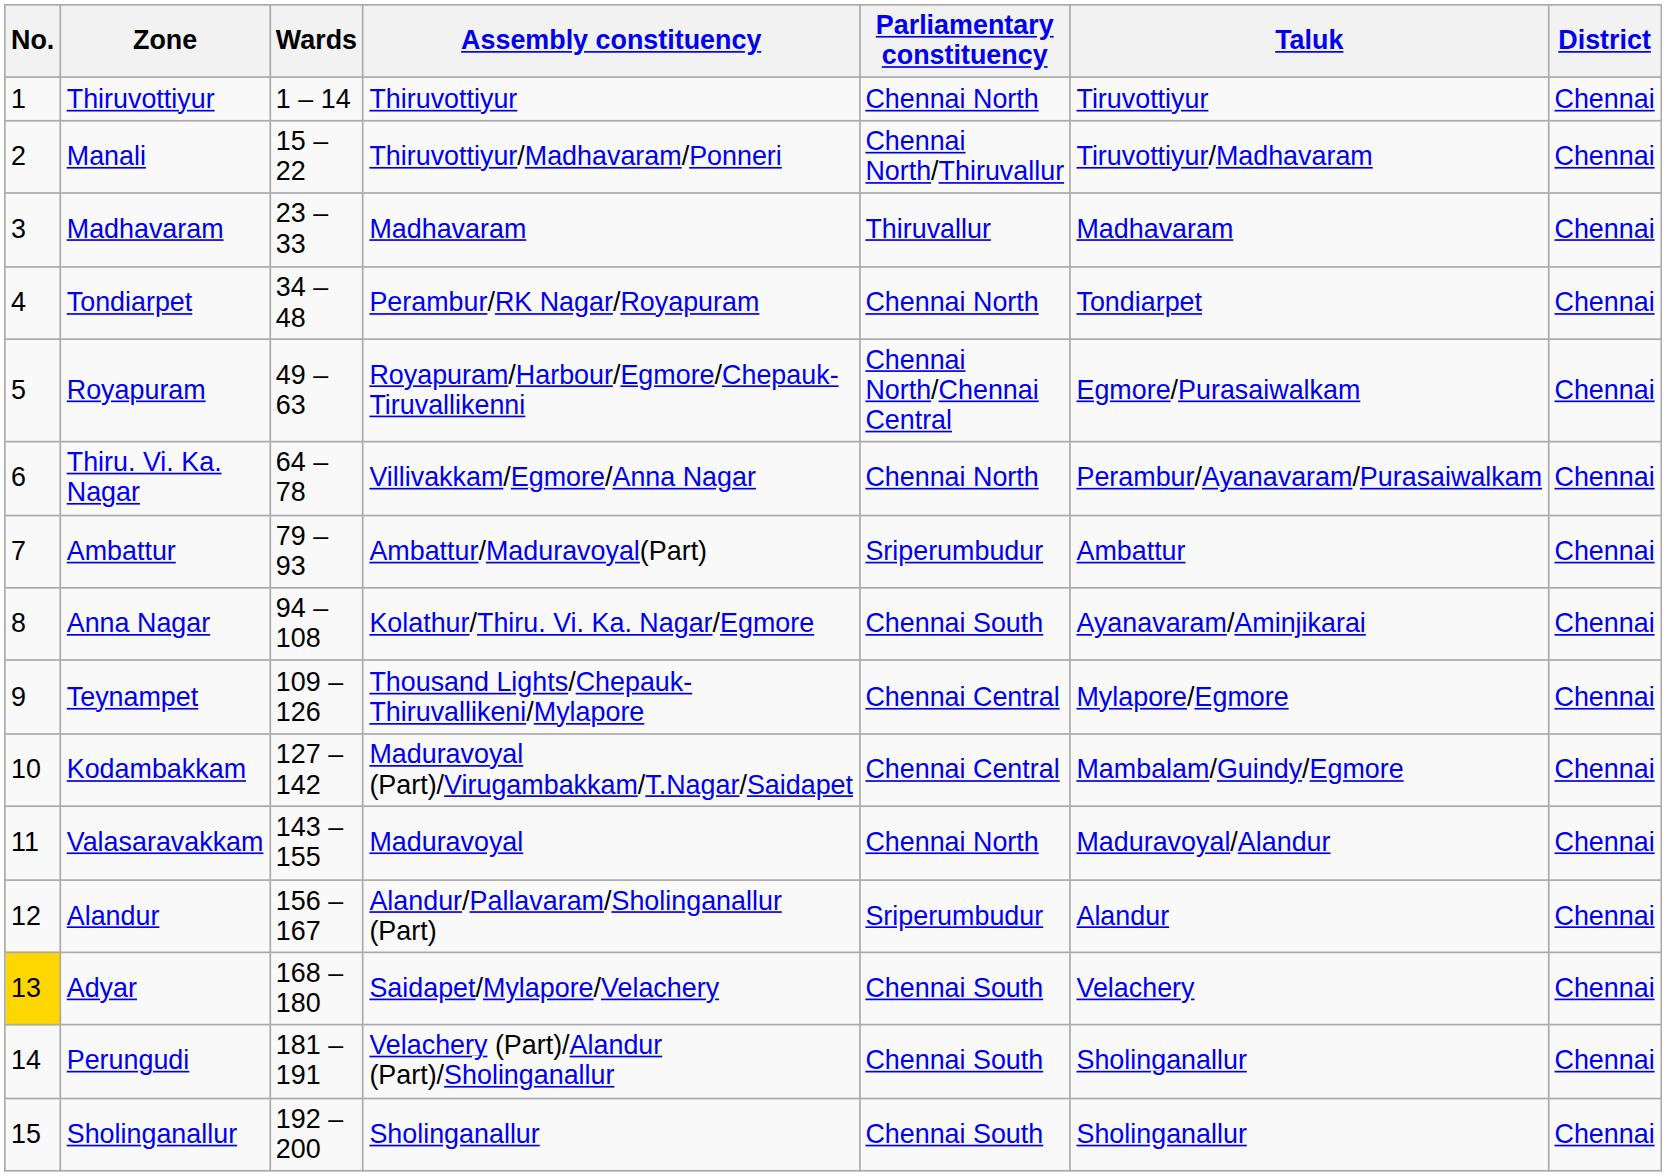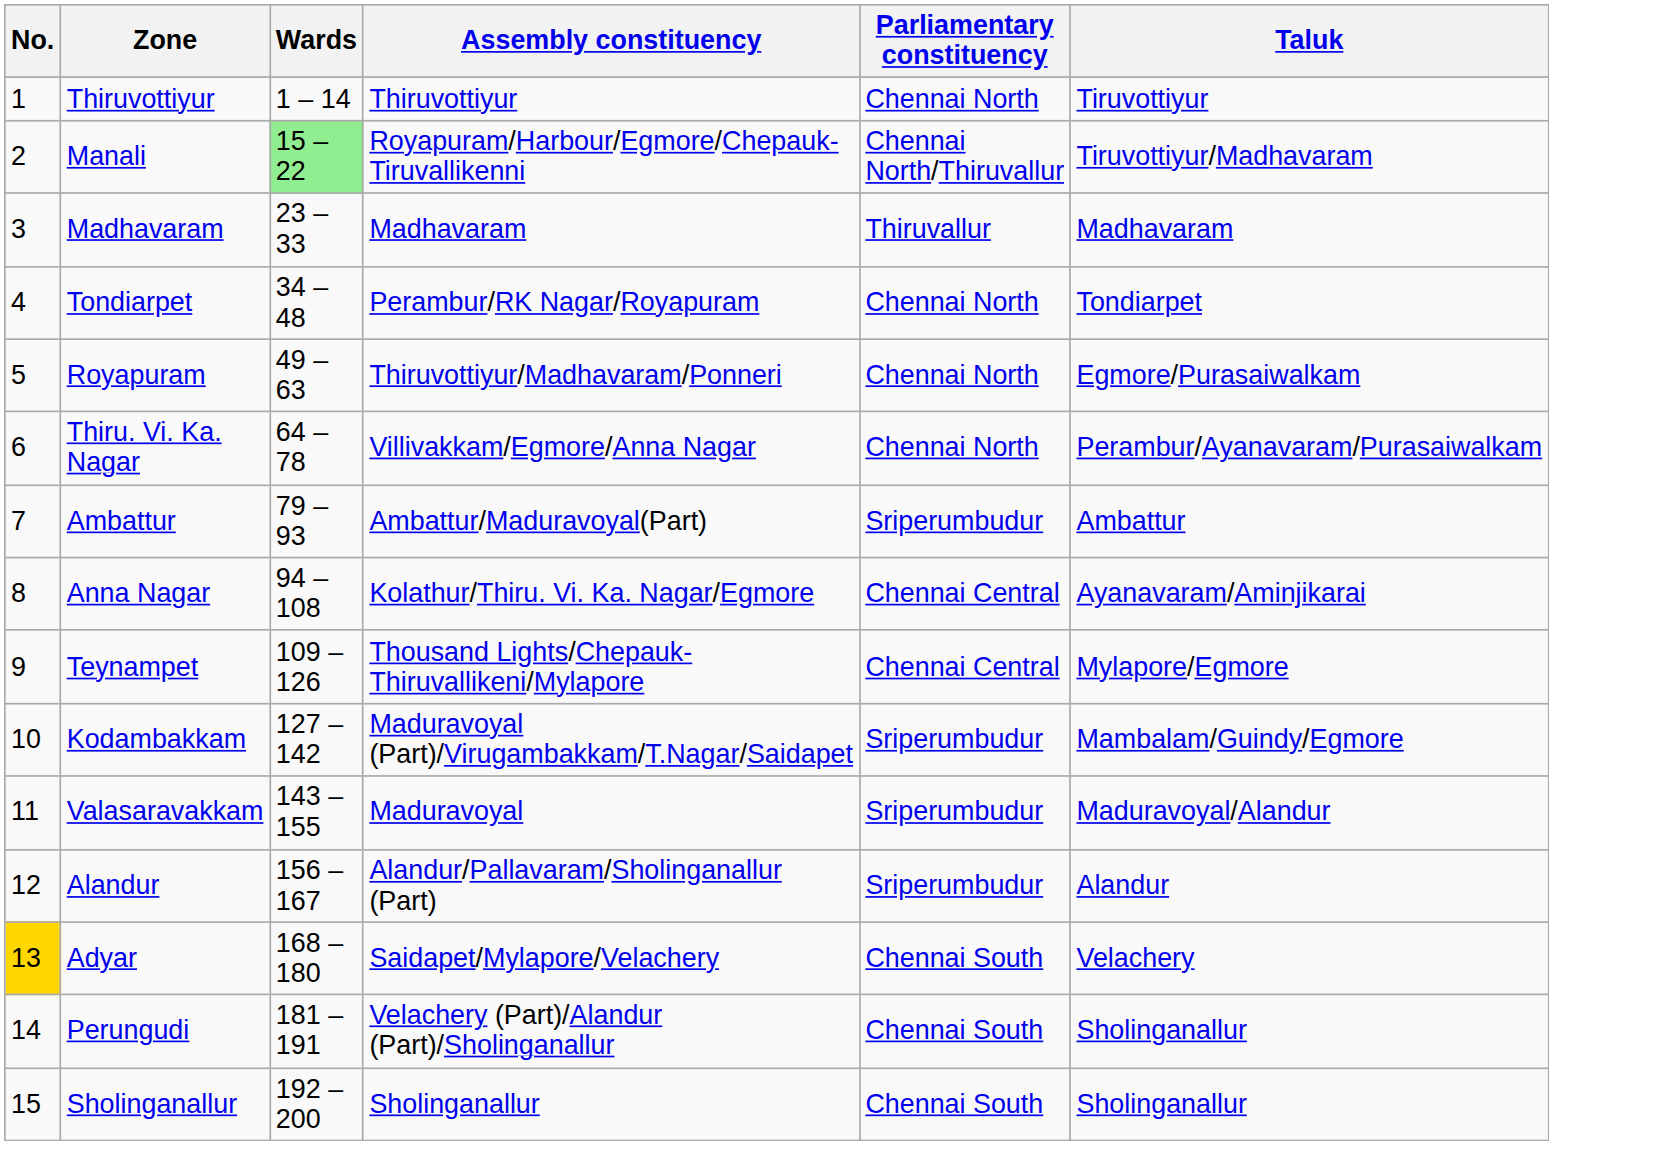- column: (1605, 40)
(302, 156) no background -> (302, 156) lightgreen background
(576, 156) Thiruvottiyur/Madhavaram/Ponneri -> (604, 156) Royapuram/Harbour/Egmore/Chepauk-Tiruvallikenni
(604, 390) Royapuram/Harbour/Egmore/Chepauk-Tiruvallikenni -> (576, 375) Thiruvottiyur/Madhavaram/Ponneri
(952, 390) Chennai North/Chennai Central -> (952, 375) Chennai North
(954, 623) Chennai South -> (963, 593) Chennai Central
(963, 769) Chennai Central -> (954, 739) Sriperumbudur
(952, 842) Chennai North -> (954, 812) Sriperumbudur
